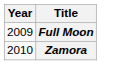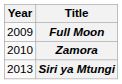+ row: (77, 69)
